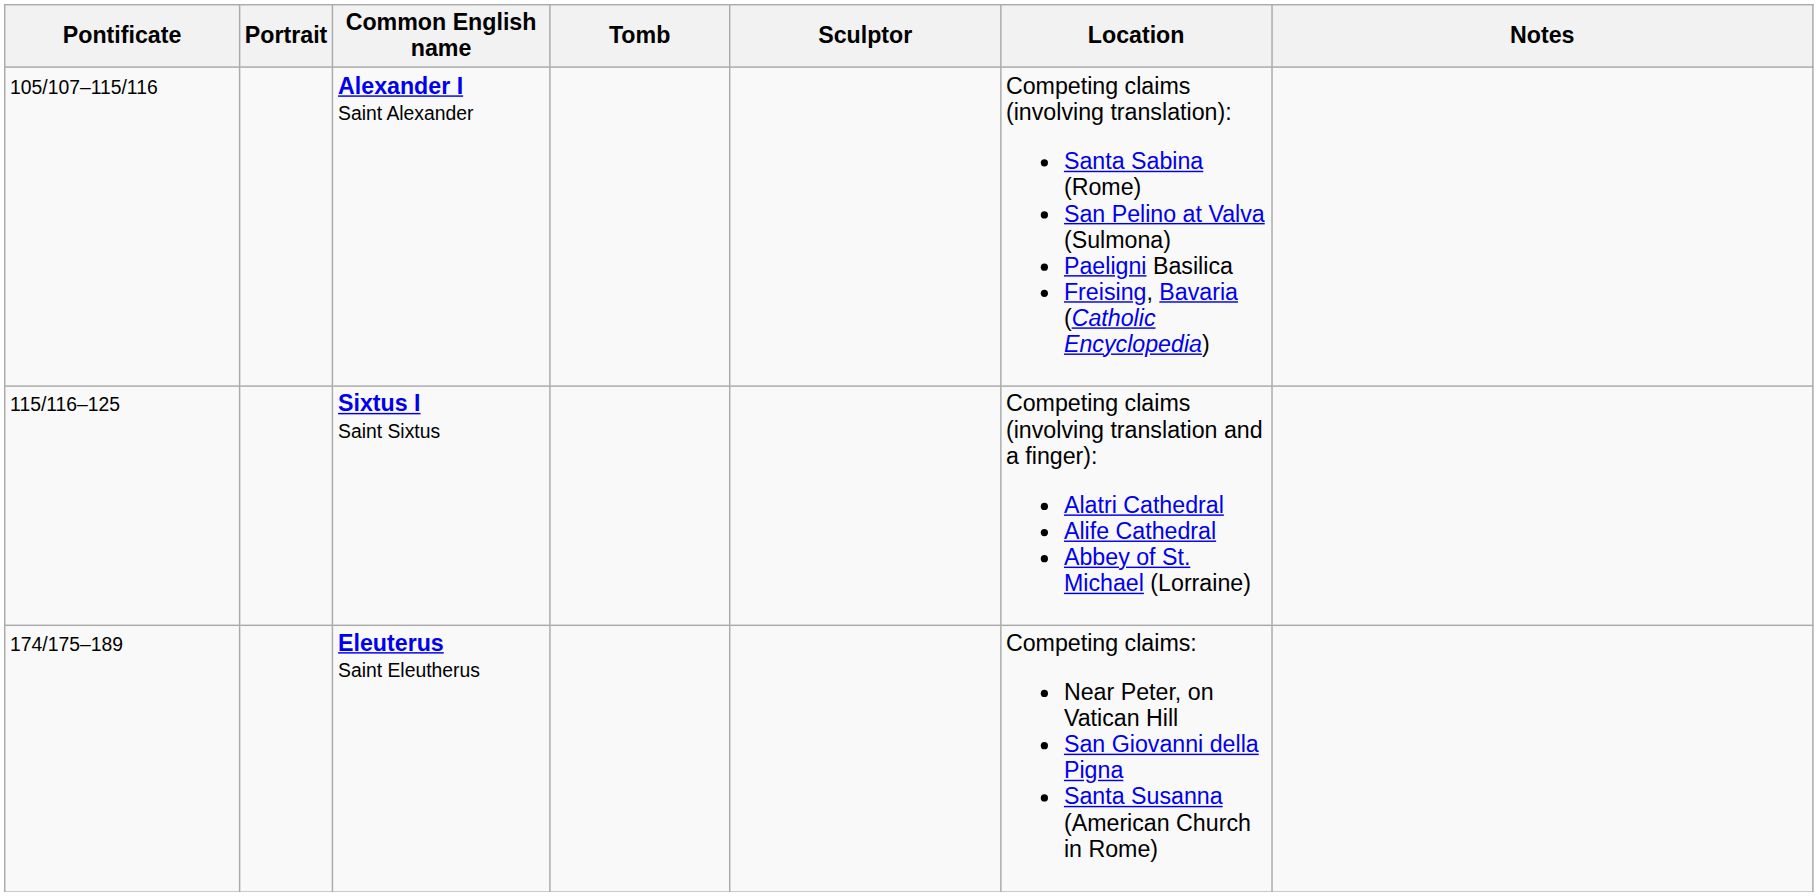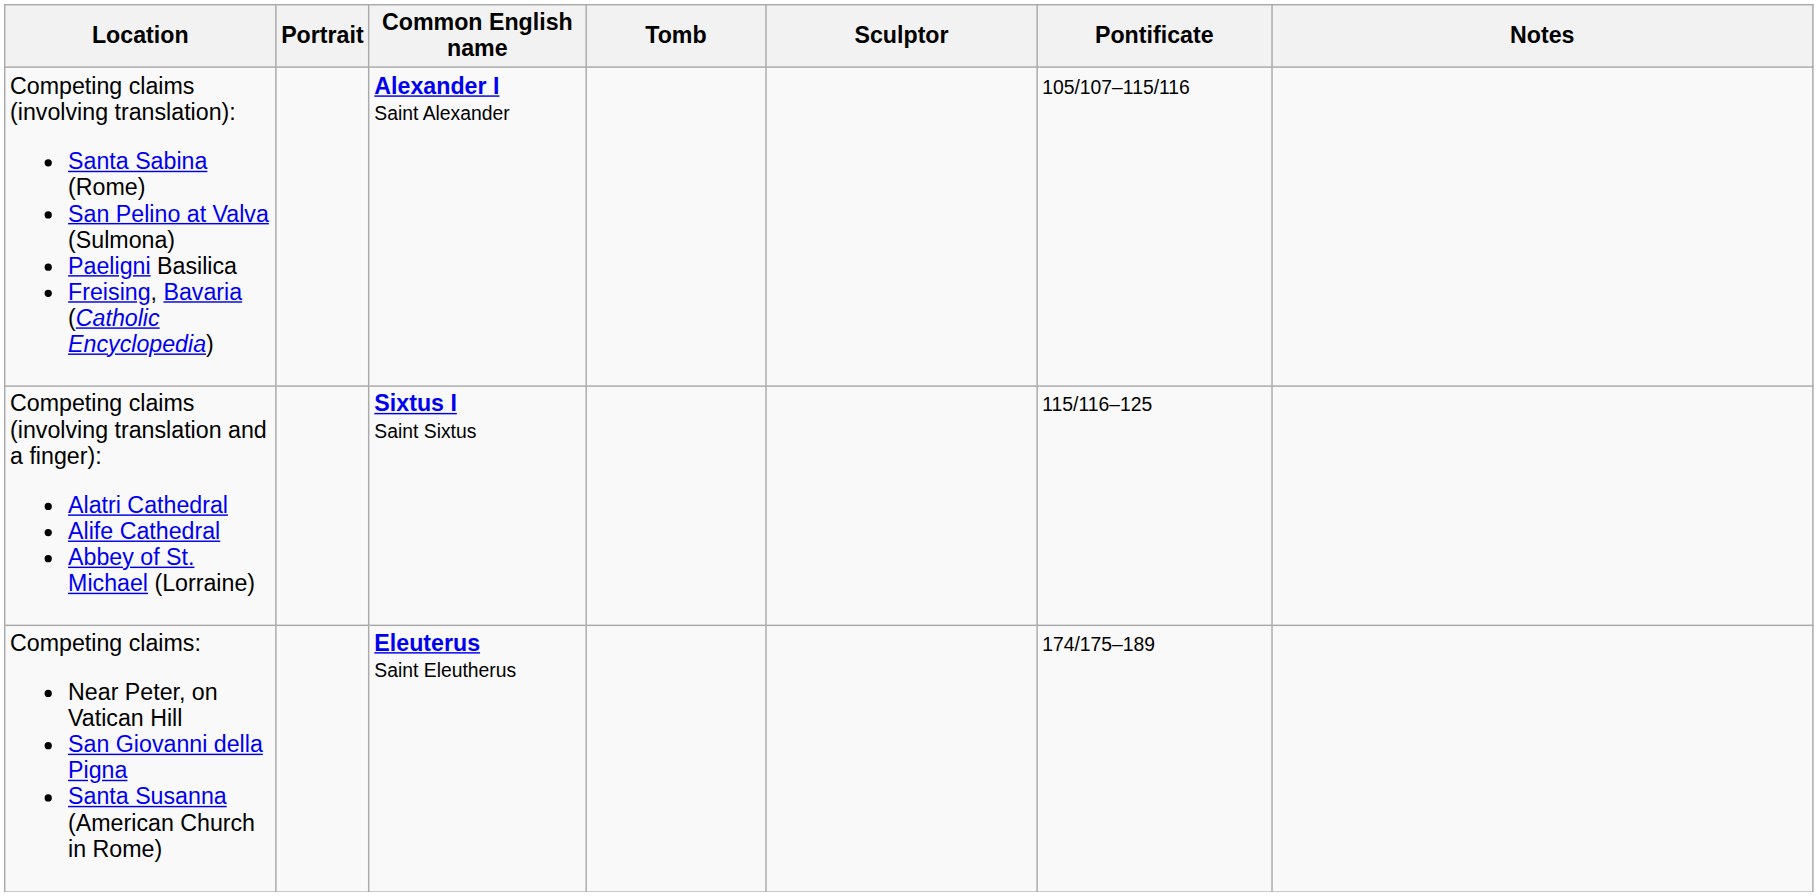columns swapped: (122, 35) <-> (1136, 35)
